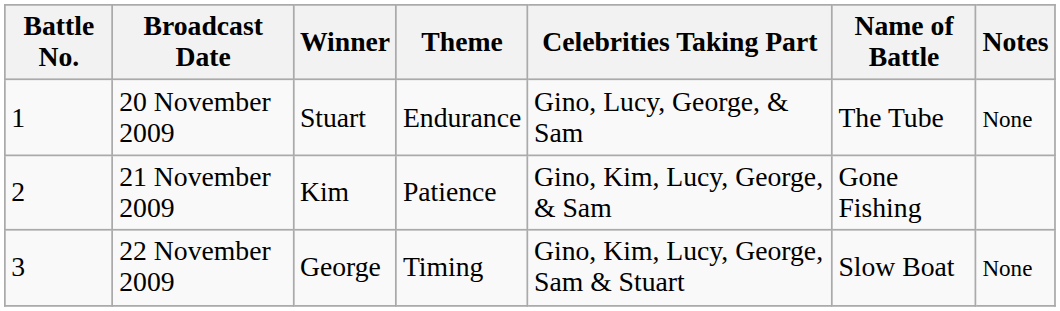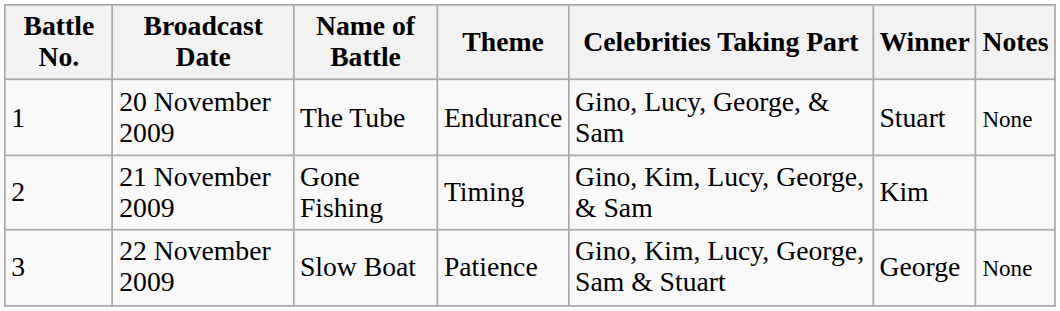columns swapped: (904, 42) <-> (345, 42)
(450, 192) Patience -> (484, 192) Timing
(443, 267) Timing -> (491, 267) Patience
